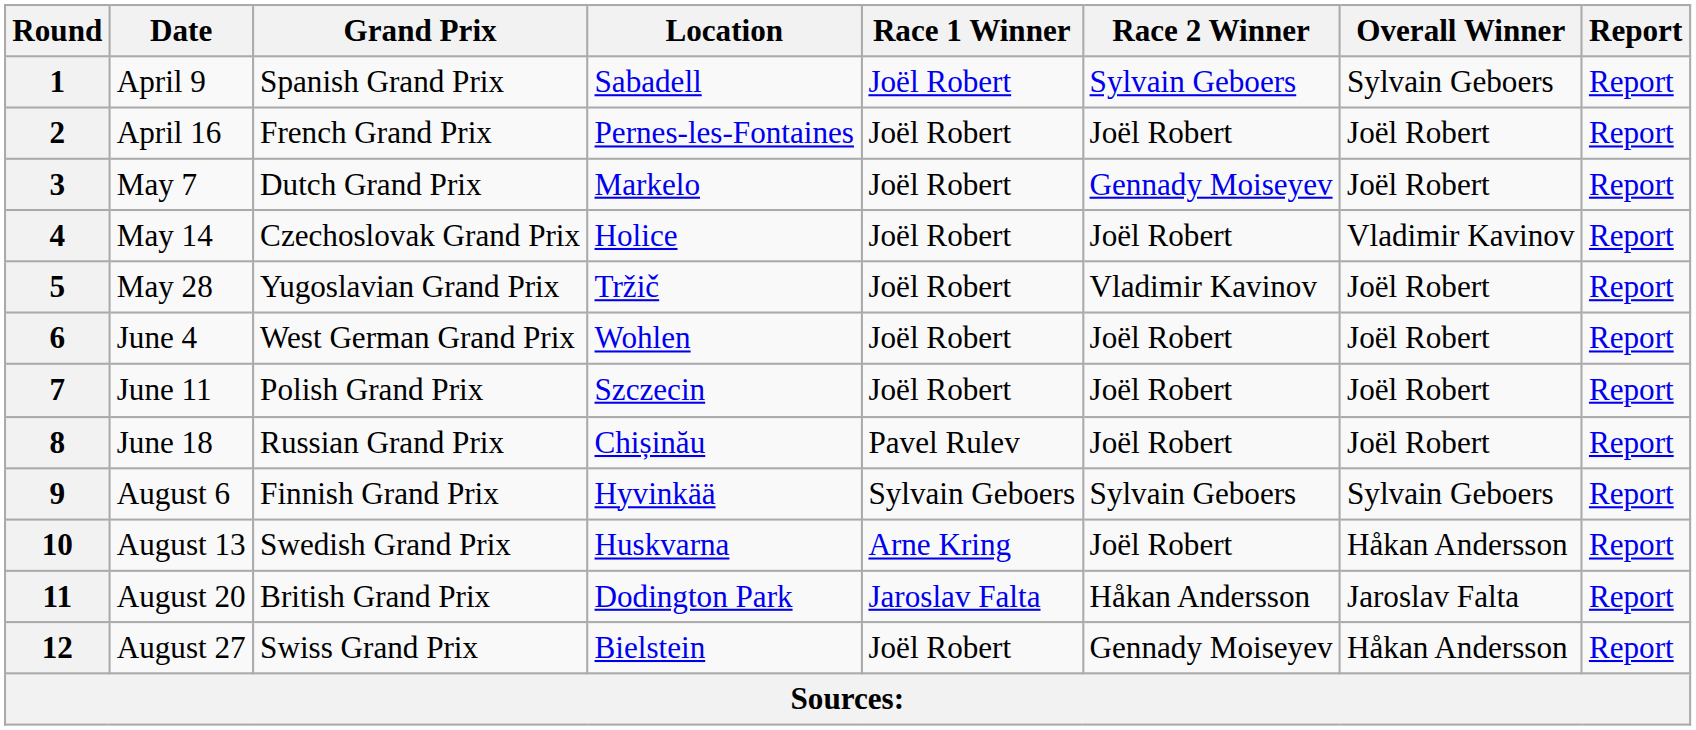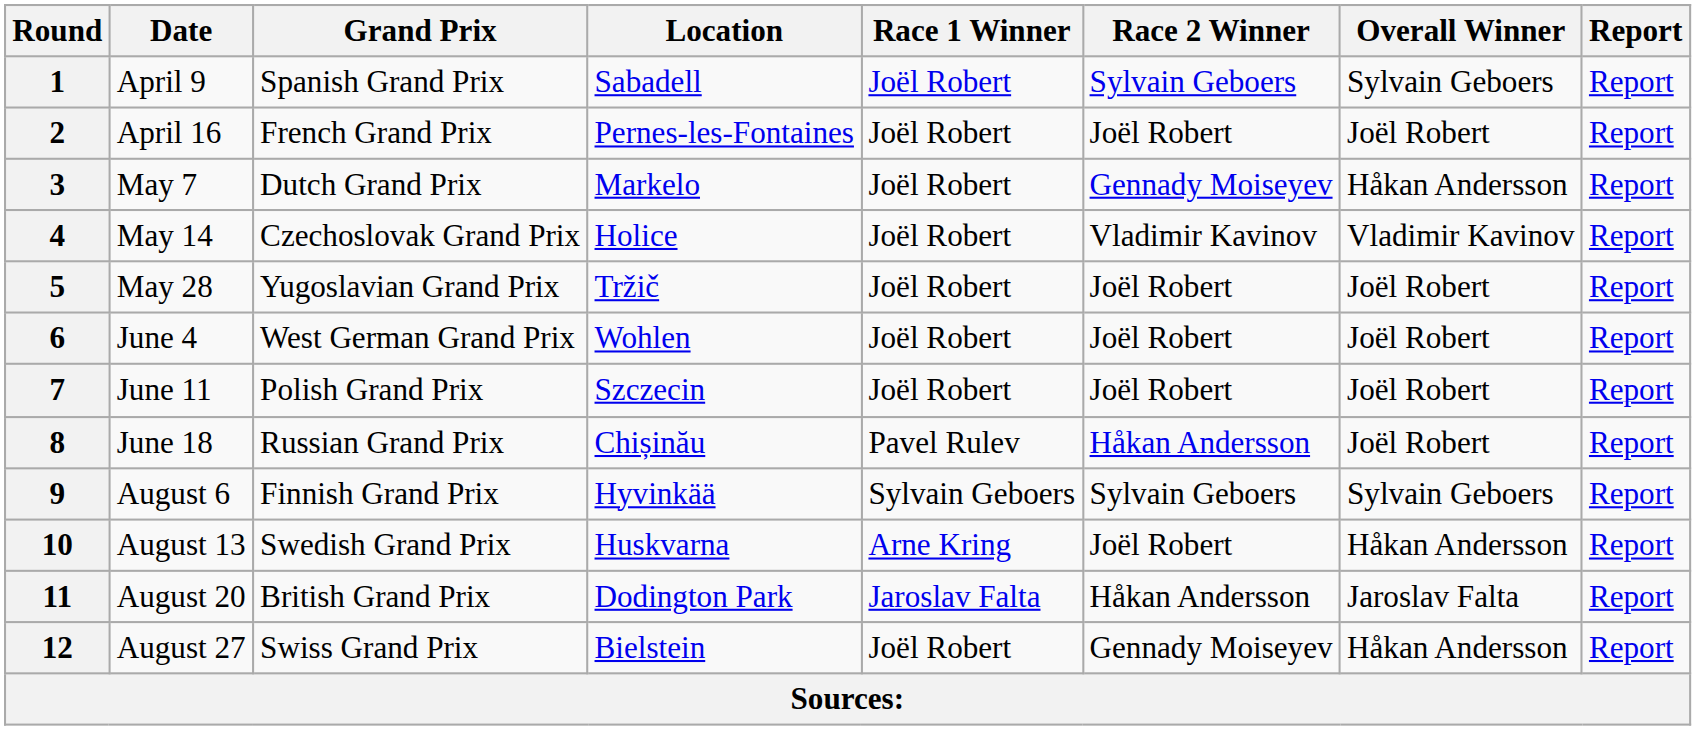(1418, 184) Joël Robert -> (1457, 184) Håkan Andersson
(1161, 235) Joël Robert -> (1203, 235) Vladimir Kavinov
(1203, 287) Vladimir Kavinov -> (1161, 287) Joël Robert
(1161, 441) Joël Robert -> (1200, 441) Håkan Andersson
